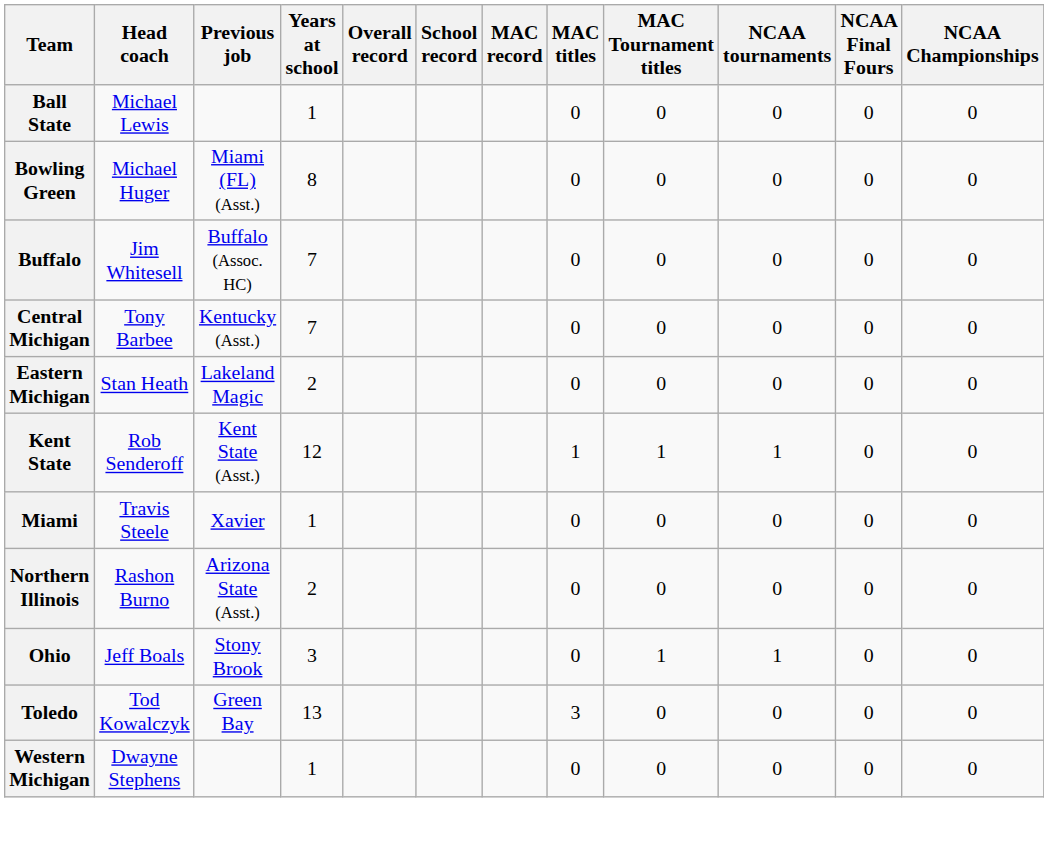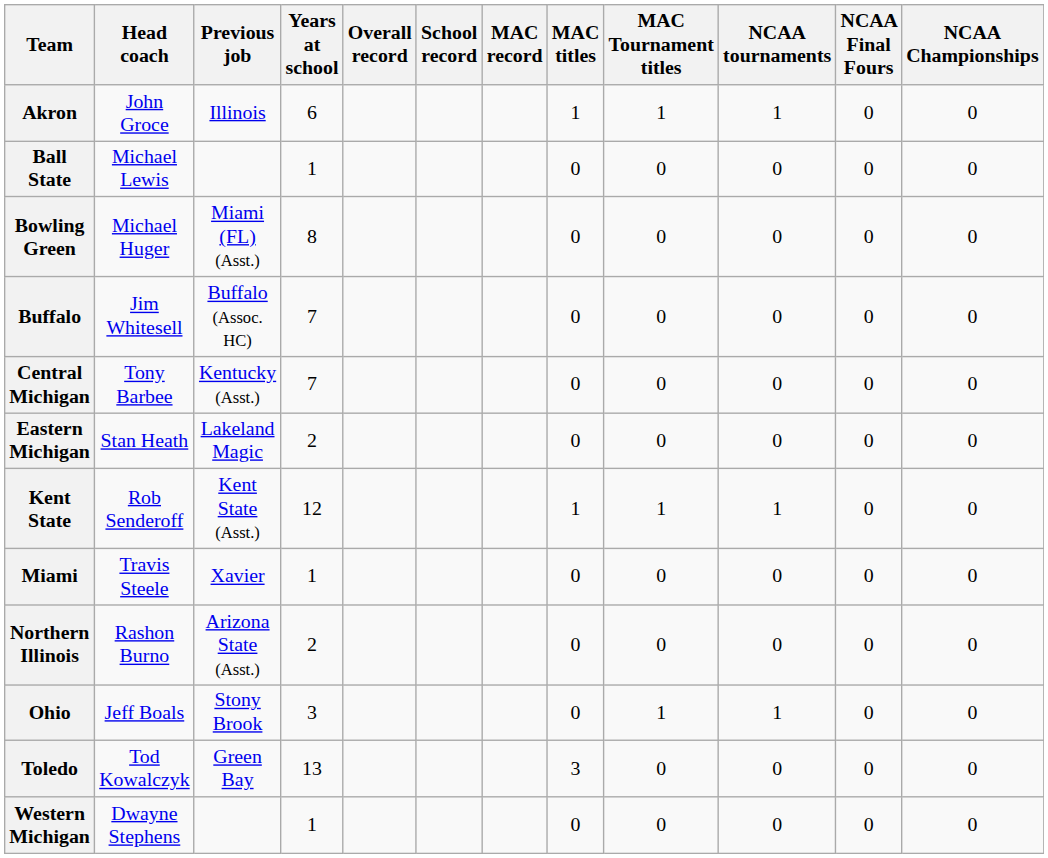+ row: (50, 112)
